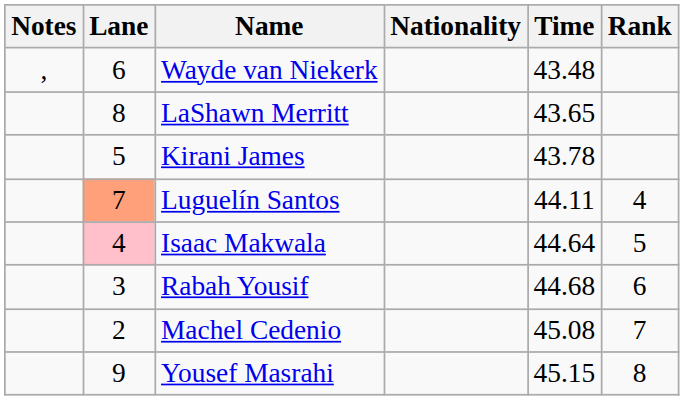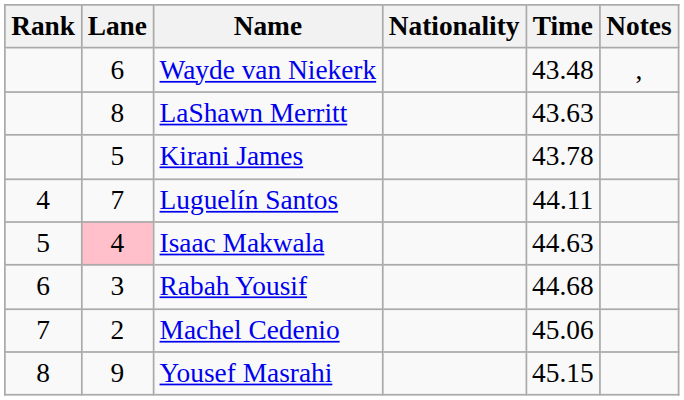columns swapped: (640, 26) <-> (44, 26)
(564, 112) 43.65 -> (563, 112) 43.63
(119, 199) lightsalmon background -> (117, 199) no background
(564, 243) 44.64 -> (563, 243) 44.63
(564, 329) 45.08 -> (563, 329) 45.06
